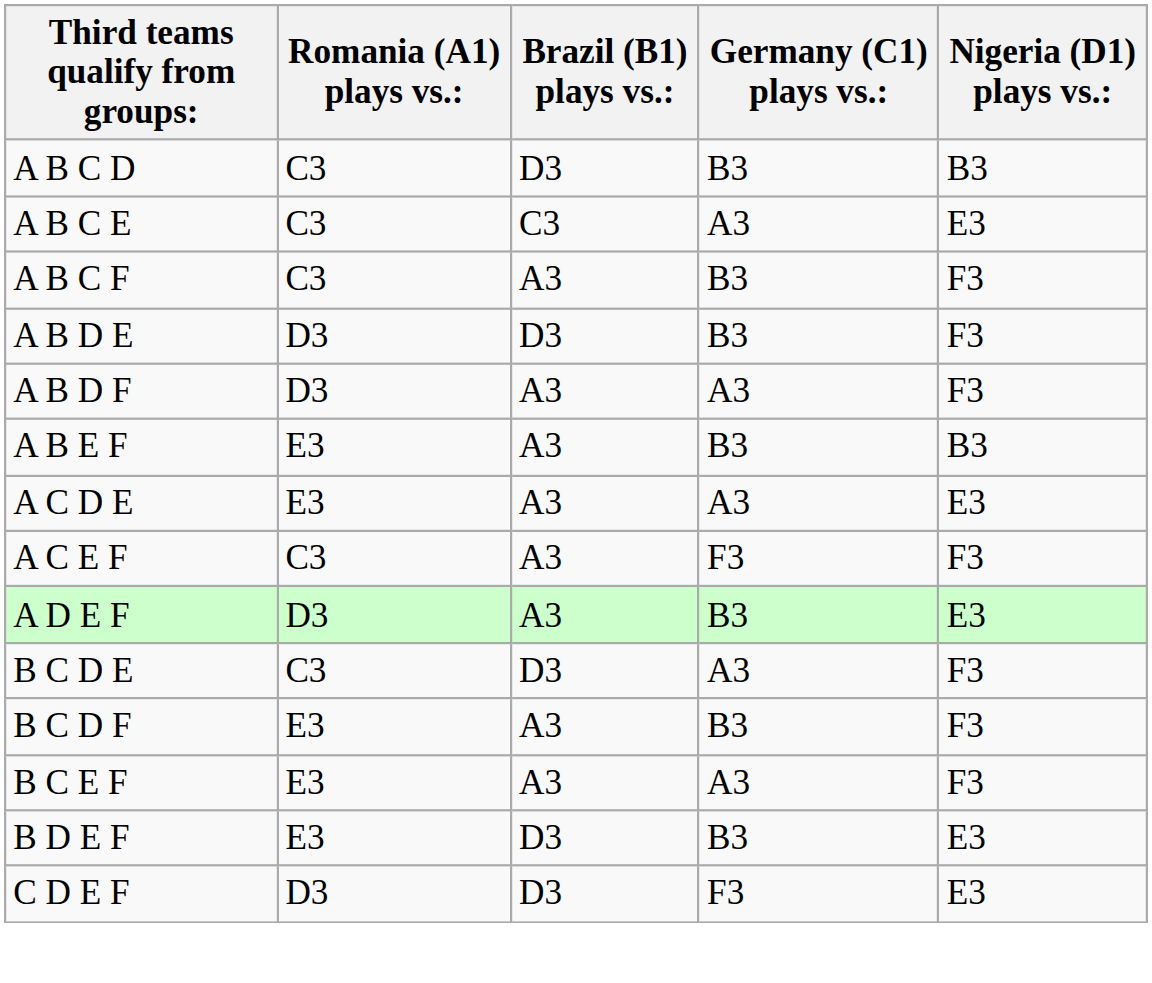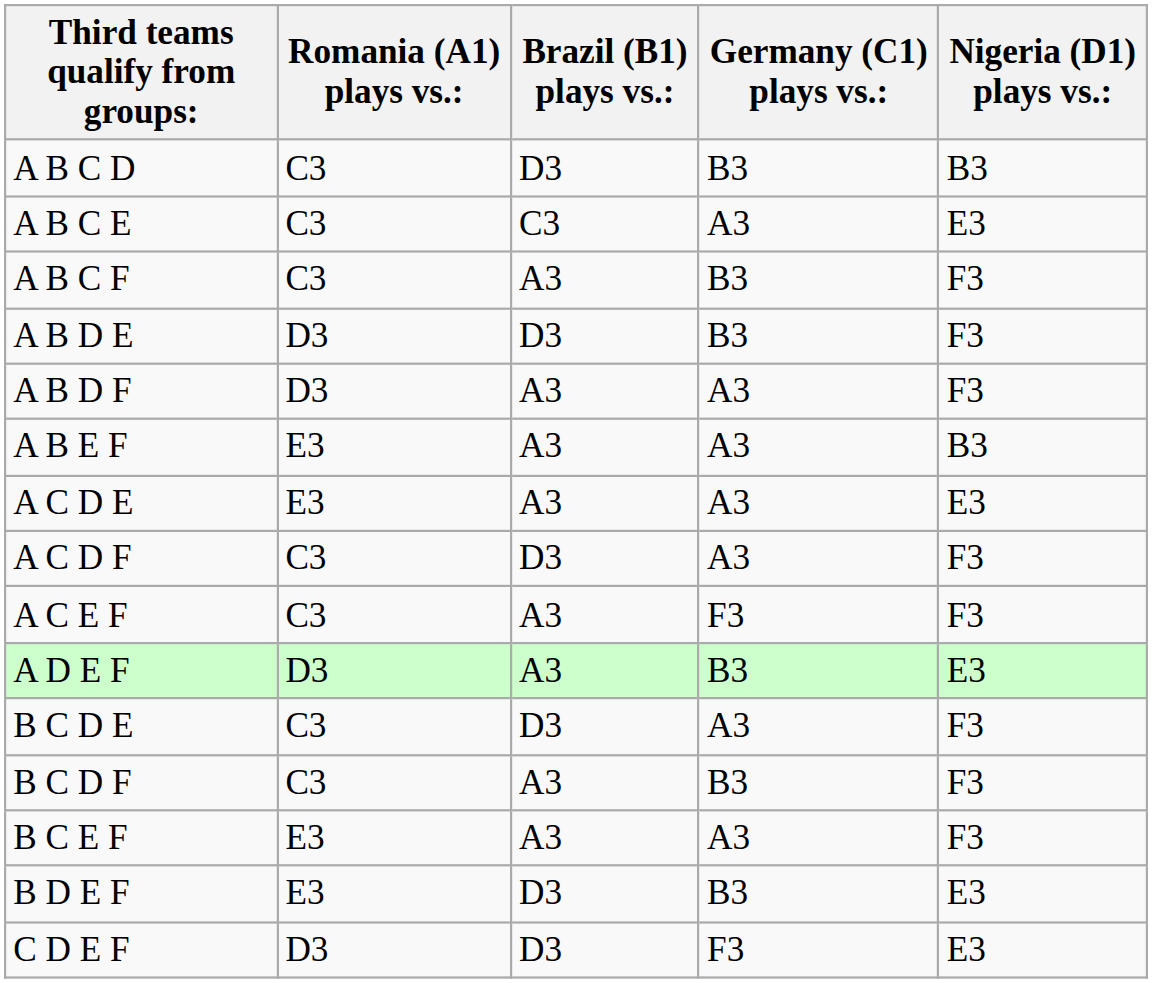(728, 446) B3 -> (729, 446) A3
+ row: (72, 558)
(305, 725) E3 -> (306, 781) C3
